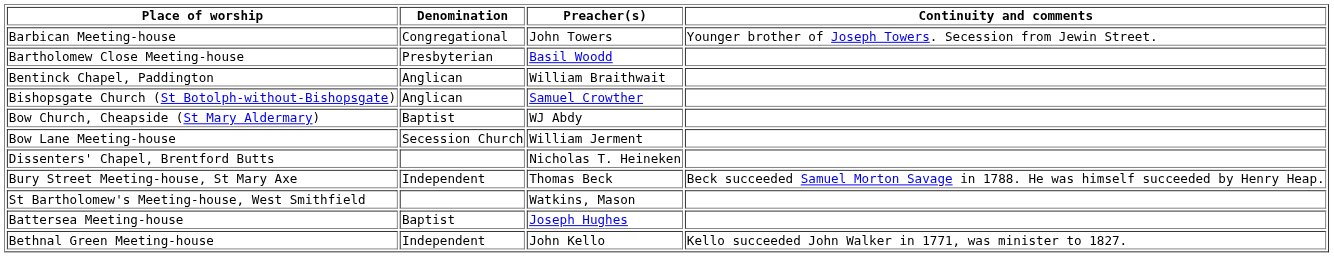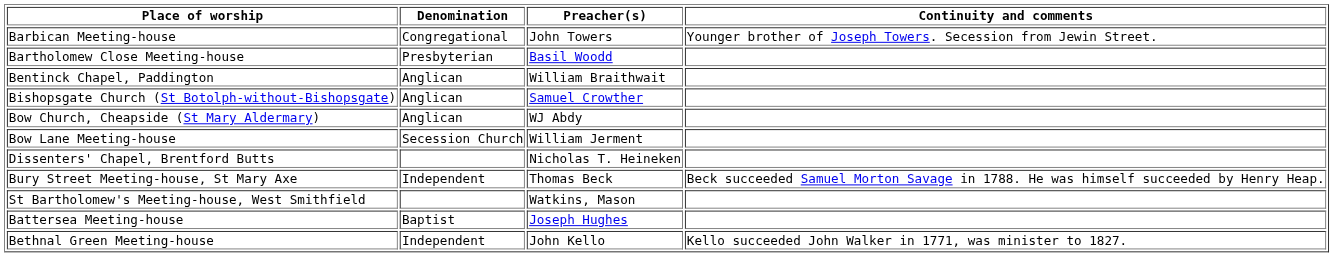(428, 118) Baptist -> (432, 118) Anglican
